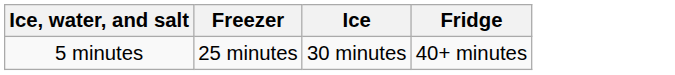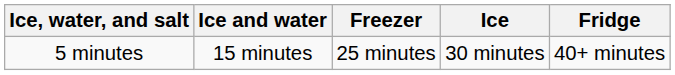+ column: (263, 20)
